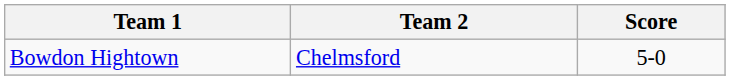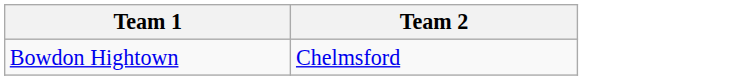- column: (651, 22)
